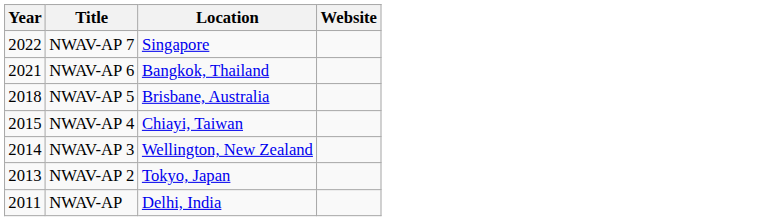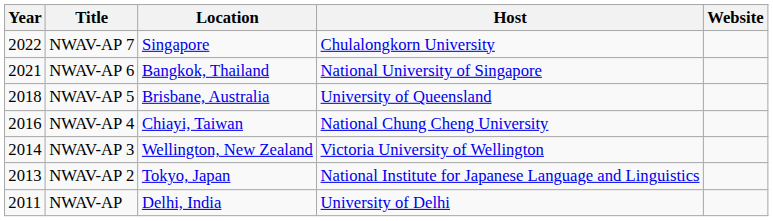+ column: (510, 17)
(25, 123) 2015 -> (25, 123) 2016
